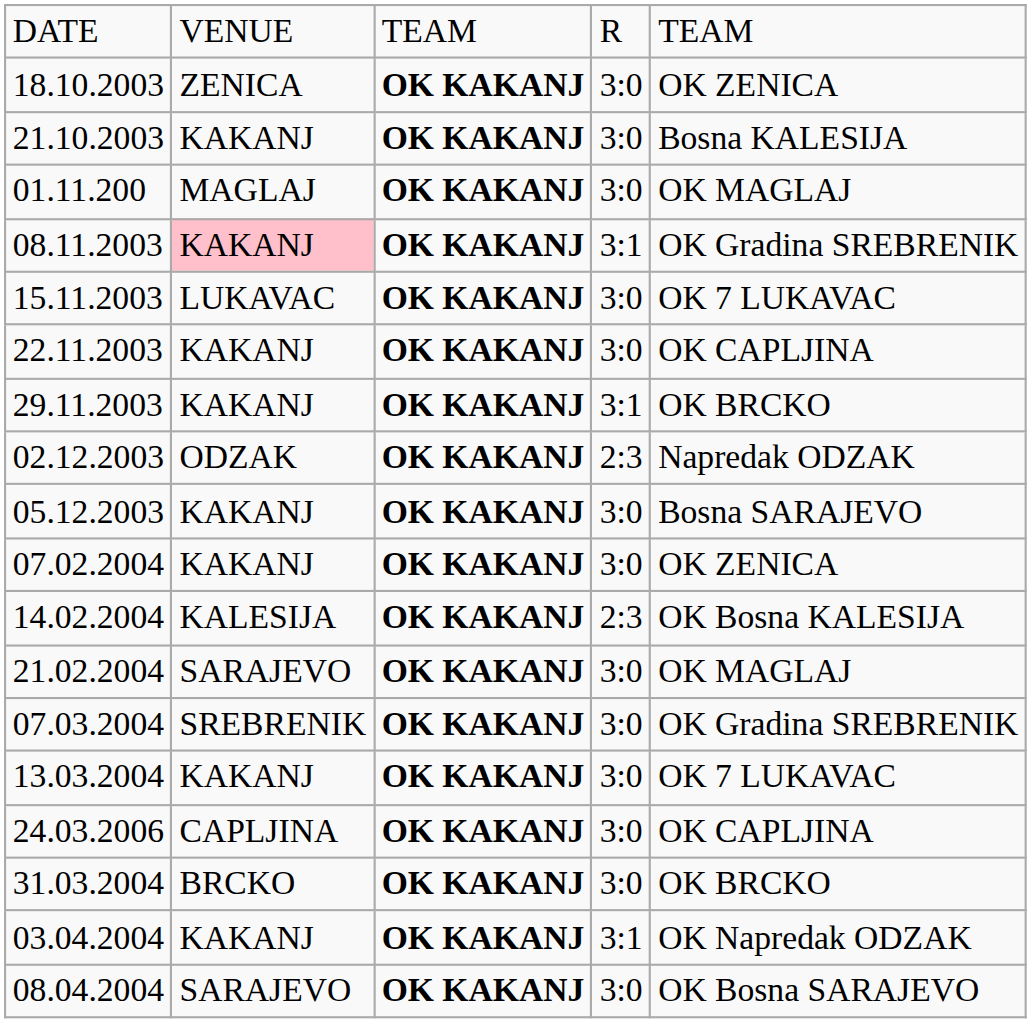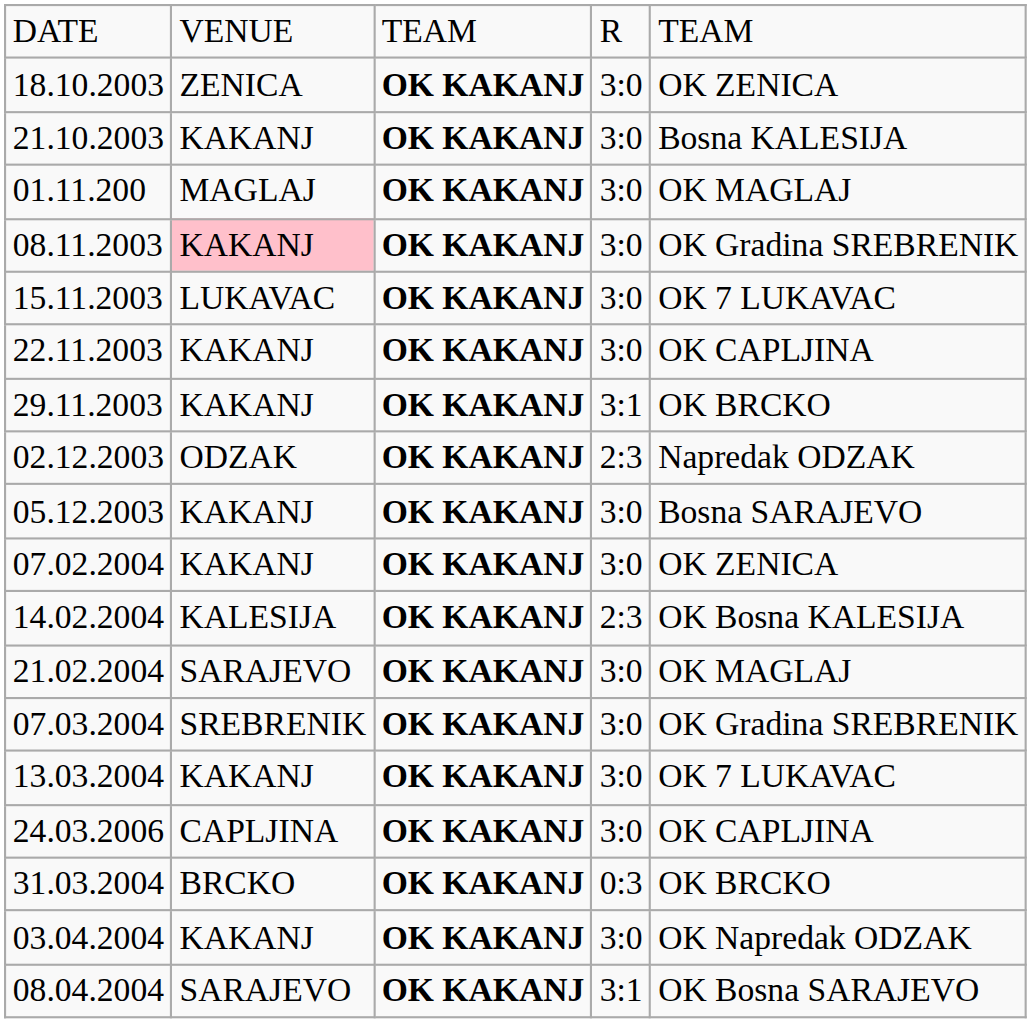(621, 244) 3:1 -> (621, 244) 3:0
(621, 883) 3:0 -> (621, 883) 0:3
(621, 937) 3:1 -> (621, 937) 3:0
(621, 990) 3:0 -> (621, 990) 3:1
